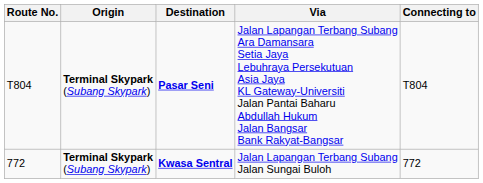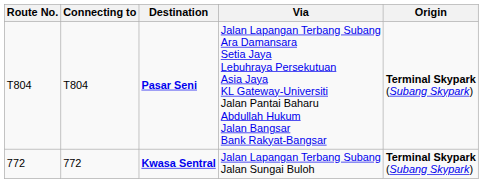columns swapped: (108, 13) <-> (439, 13)
